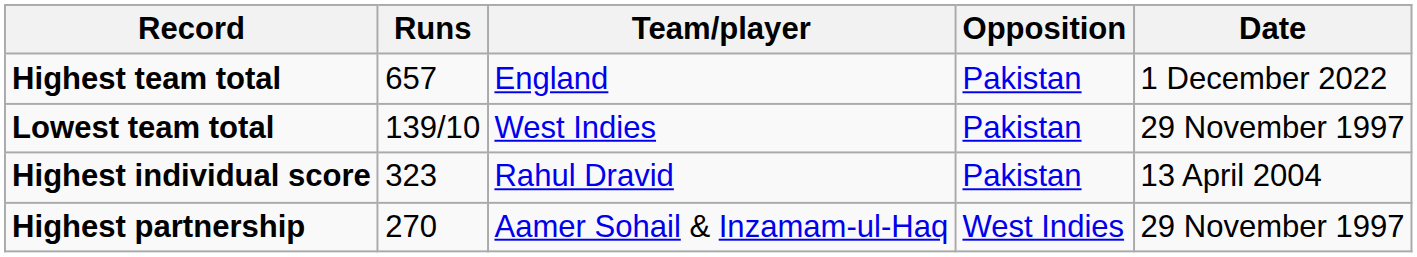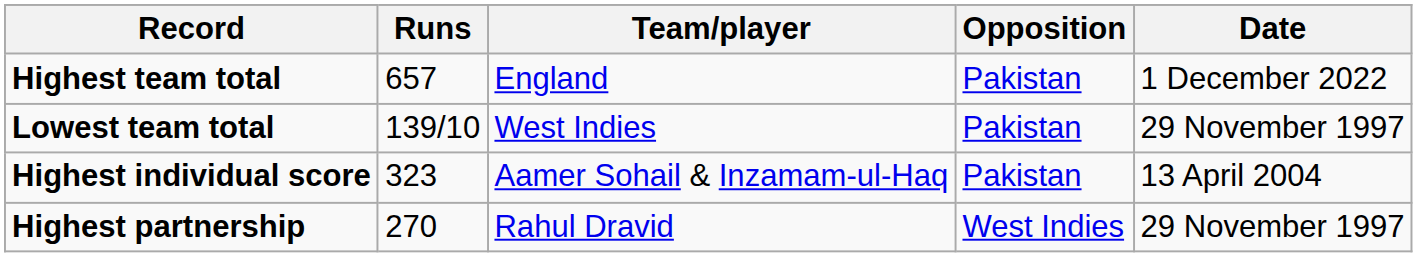(584, 176) Rahul Dravid -> (721, 176) Aamer Sohail & Inzamam-ul-Haq
(721, 226) Aamer Sohail & Inzamam-ul-Haq -> (584, 226) Rahul Dravid
